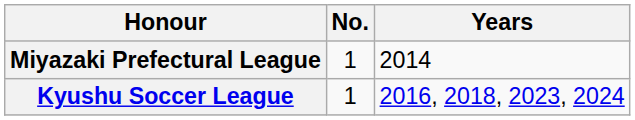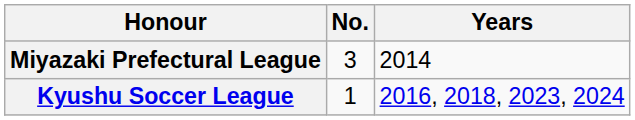(350, 59) 1 -> (350, 59) 3
